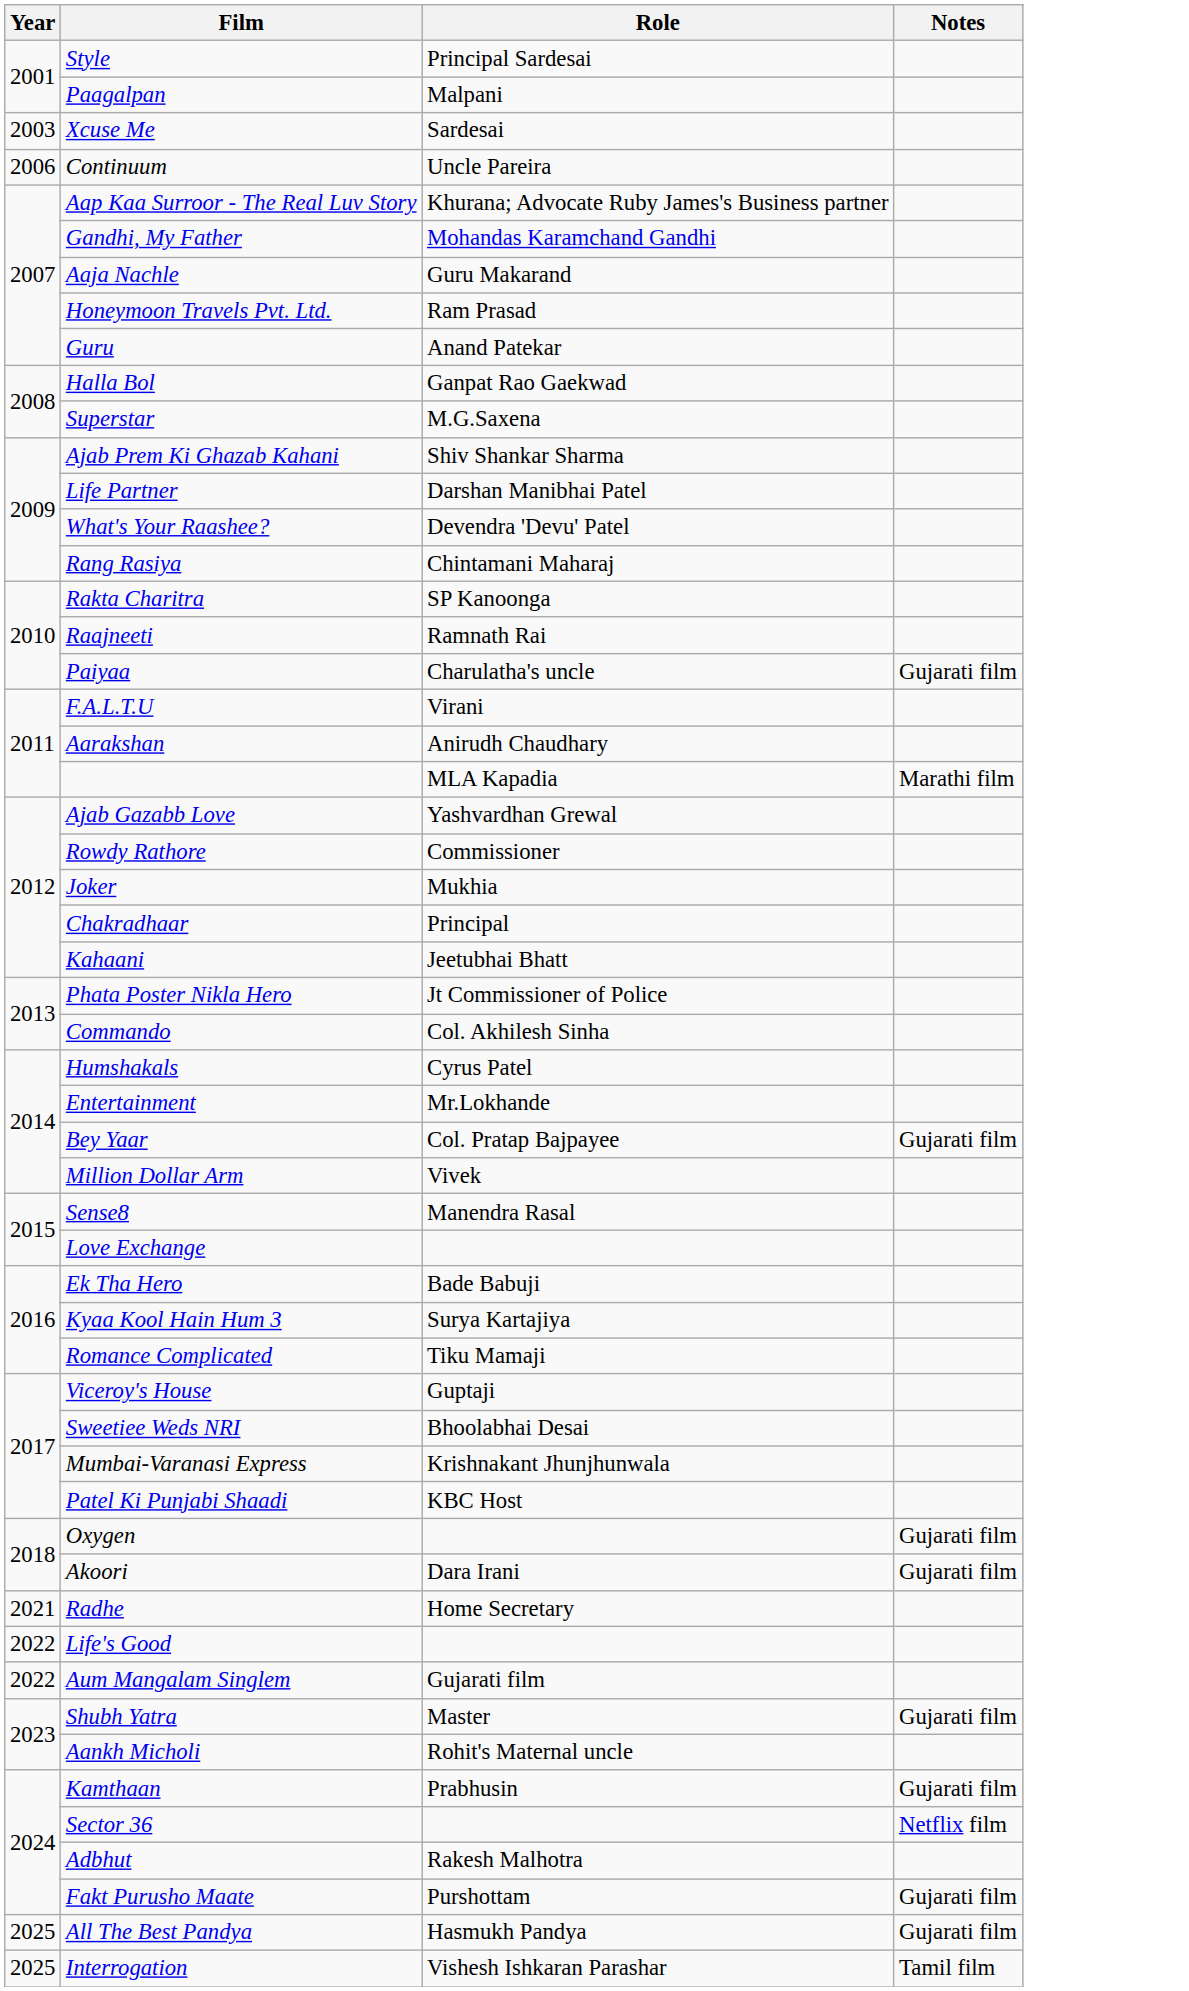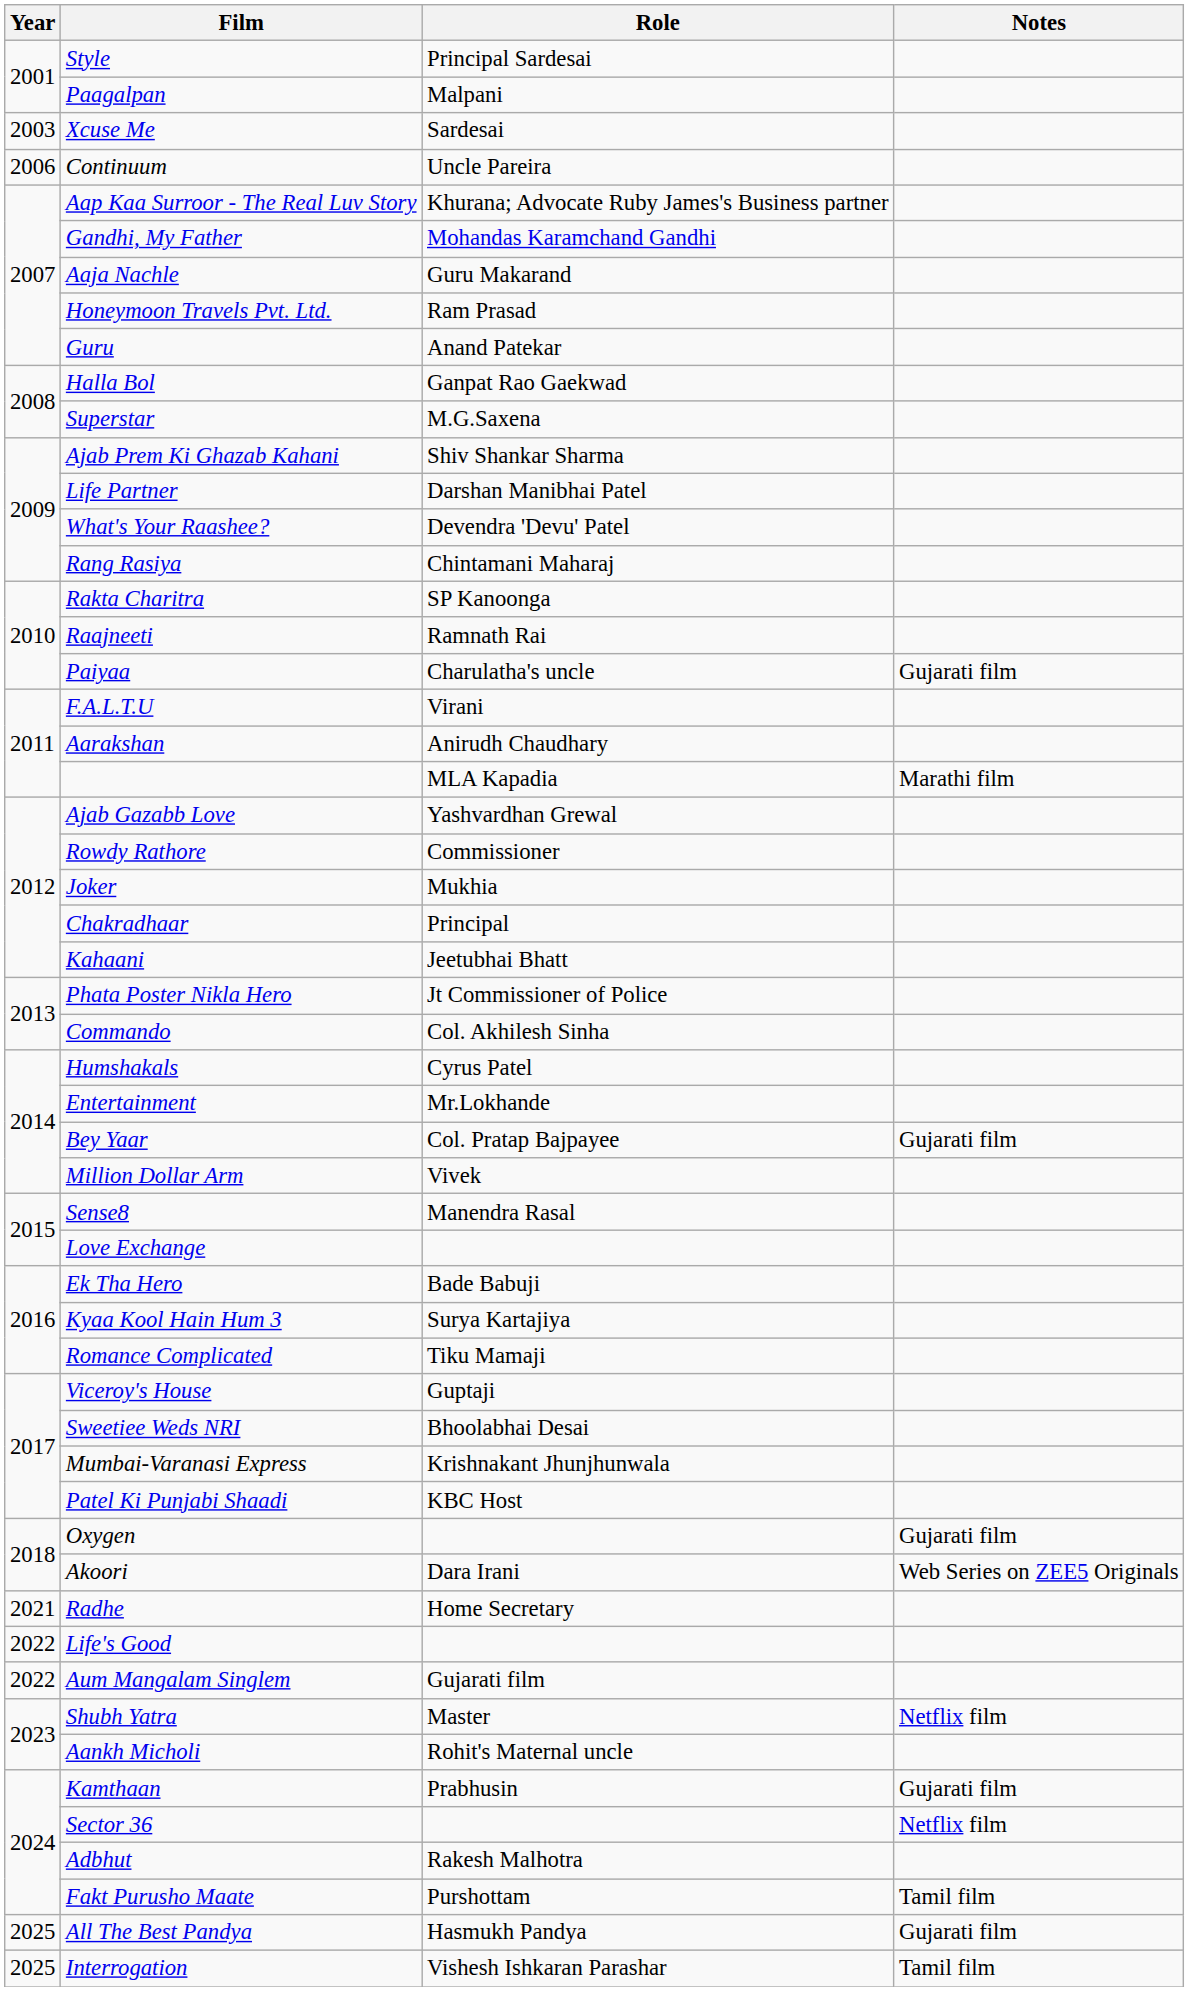(958, 1571) Gujarati film -> (1039, 1571) Web Series on ZEE5 Originals
(958, 1716) Gujarati film -> (953, 1716) Netflix film
(958, 1896) Gujarati film -> (947, 1896) Tamil film
